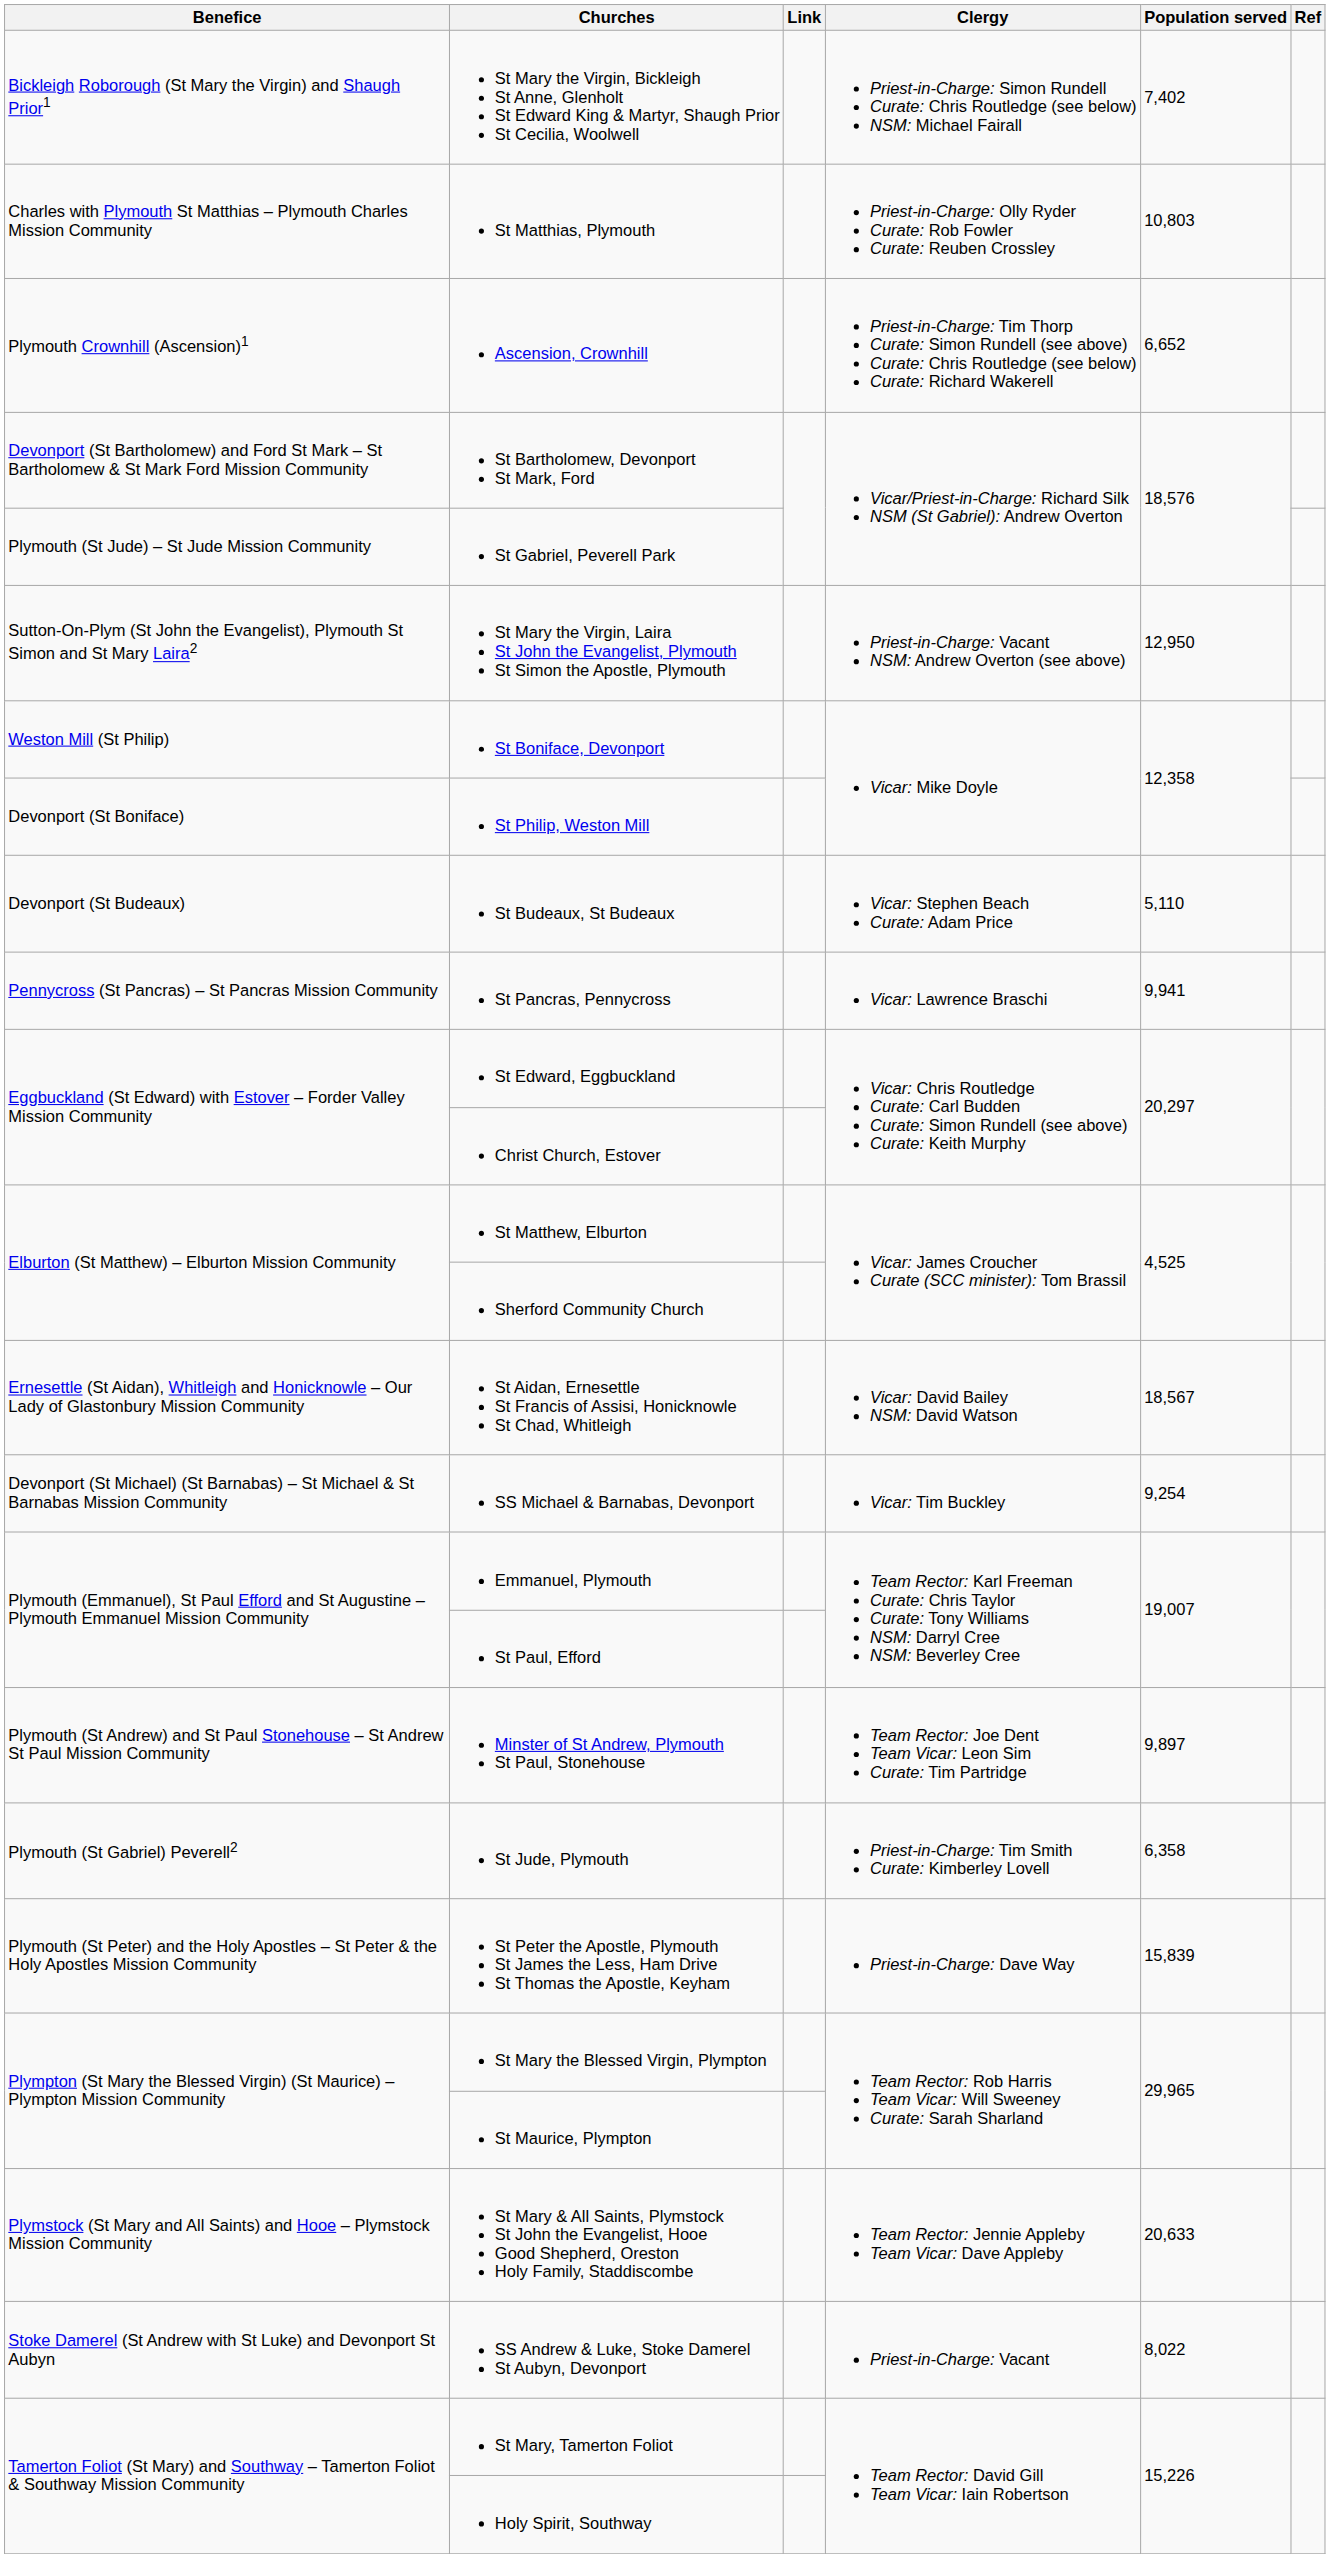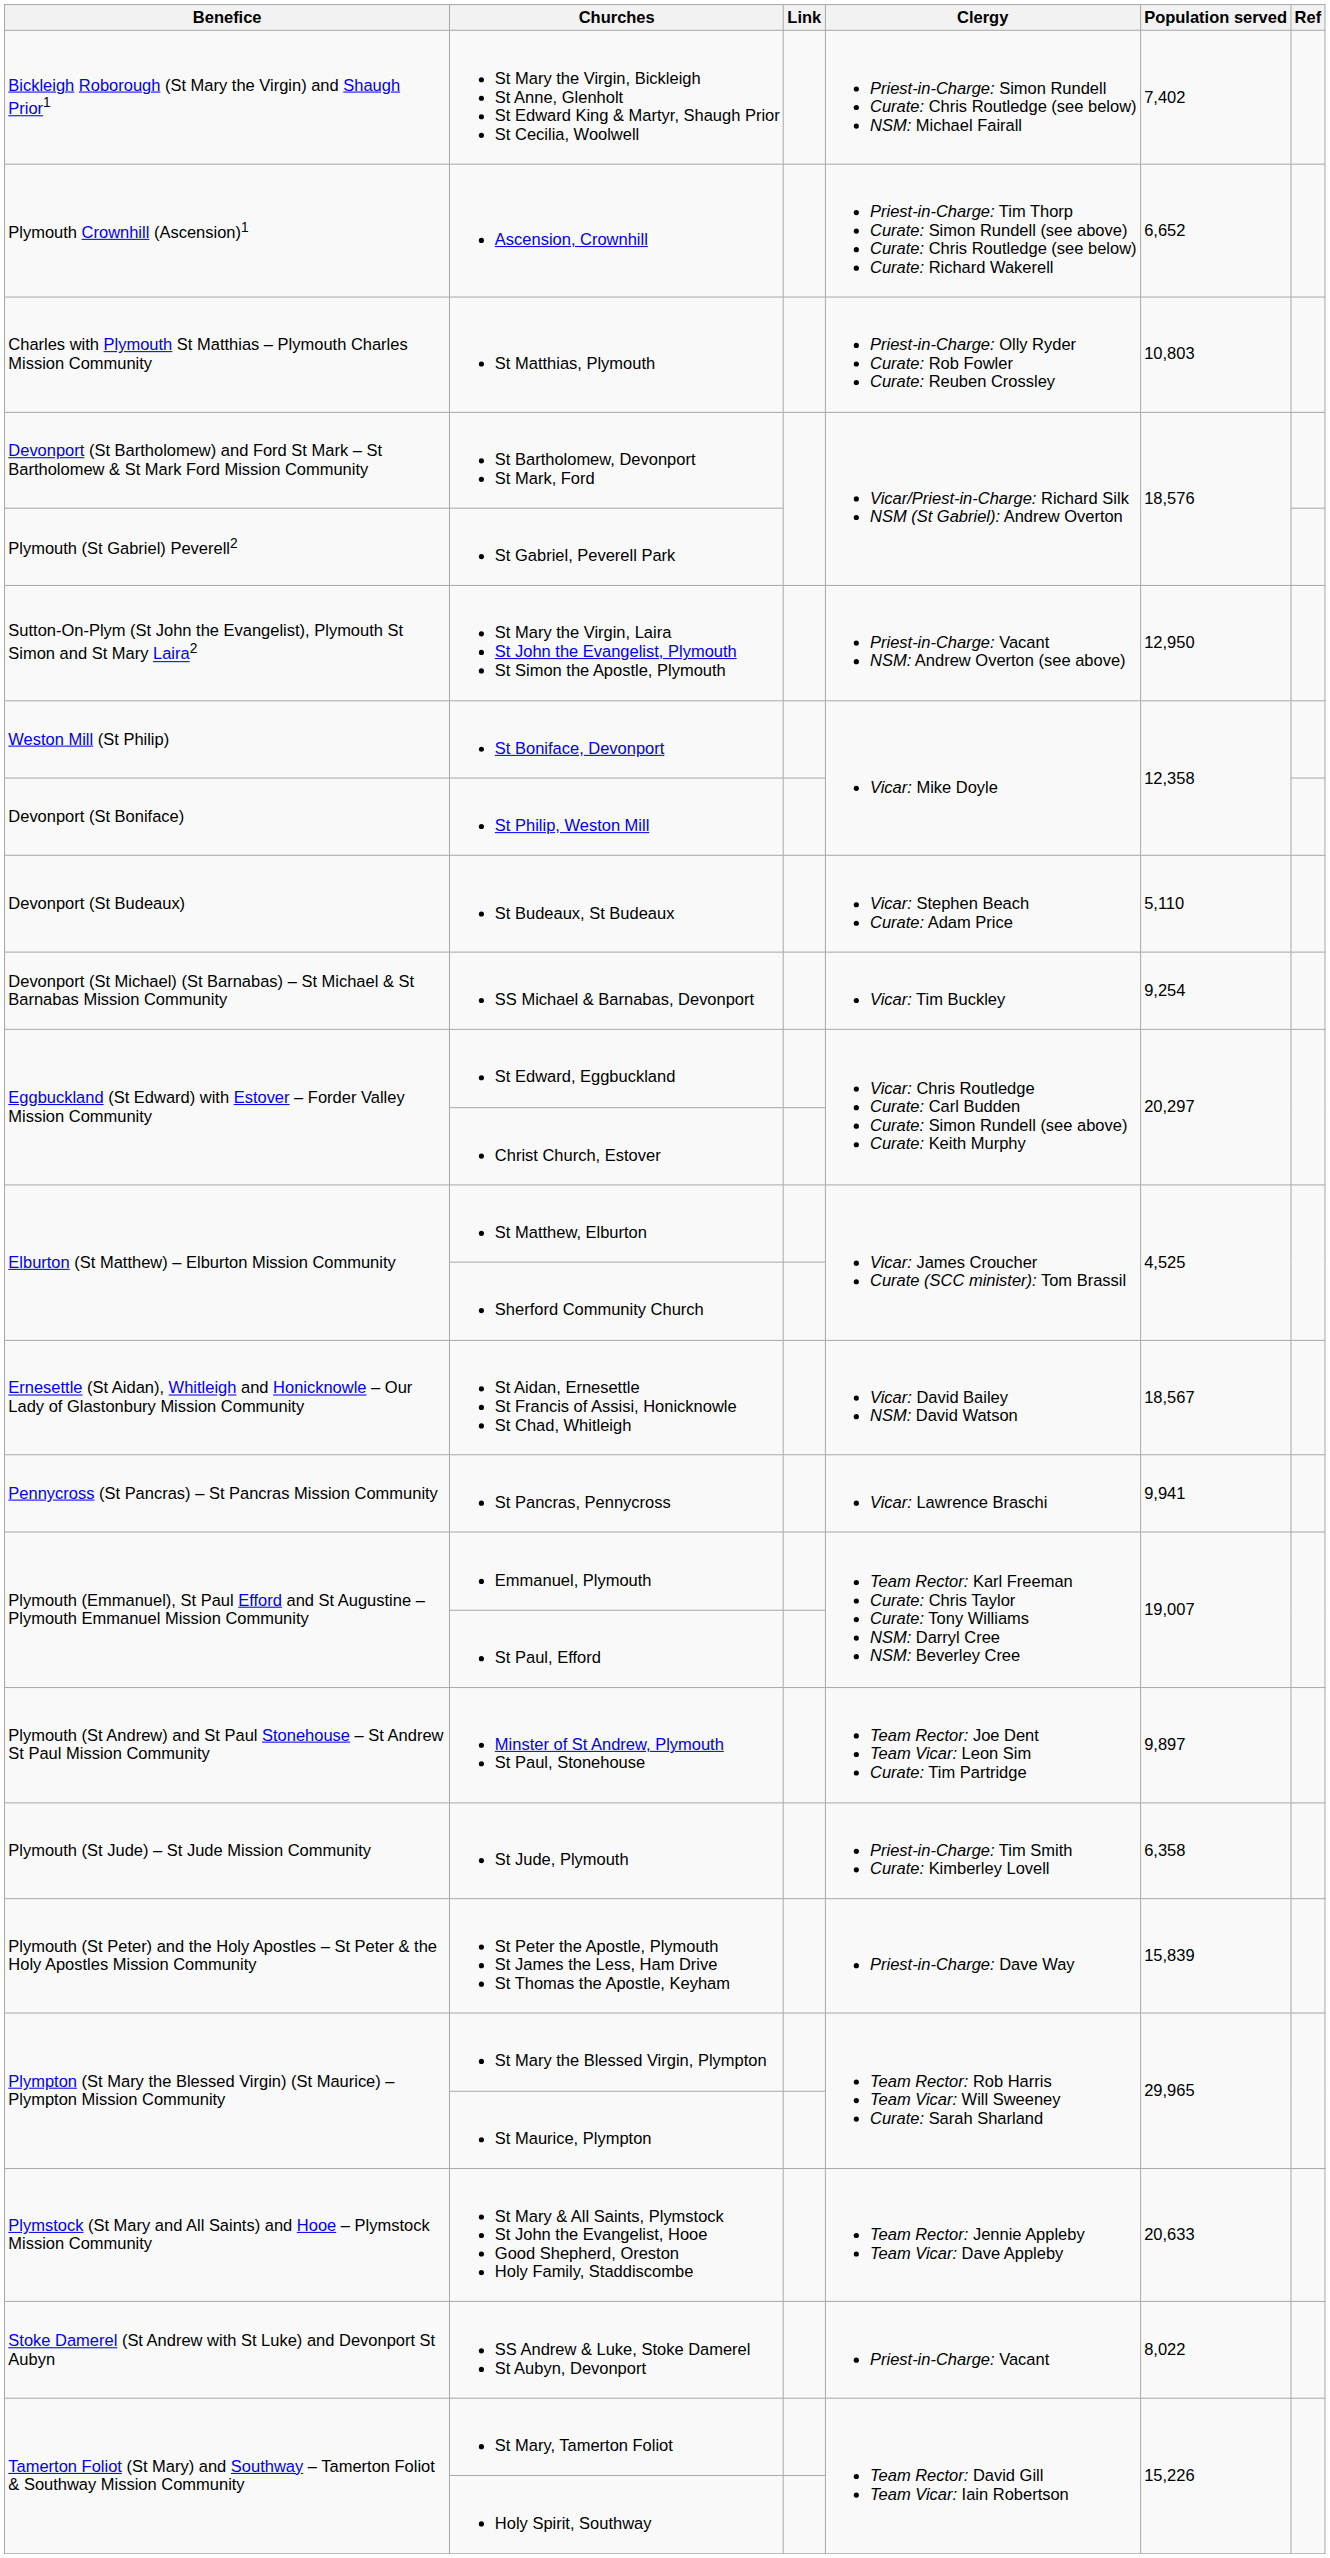rows swapped: (617, 355) <-> (617, 231)
(190, 546) Plymouth (St Jude) – St Jude Mission Community -> (123, 546) Plymouth (St Gabriel) Peverell2
rows swapped: (617, 1503) <-> (617, 1000)
(123, 1850) Plymouth (St Gabriel) Peverell2 -> (190, 1850) Plymouth (St Jude) – St Jude Mission Community
